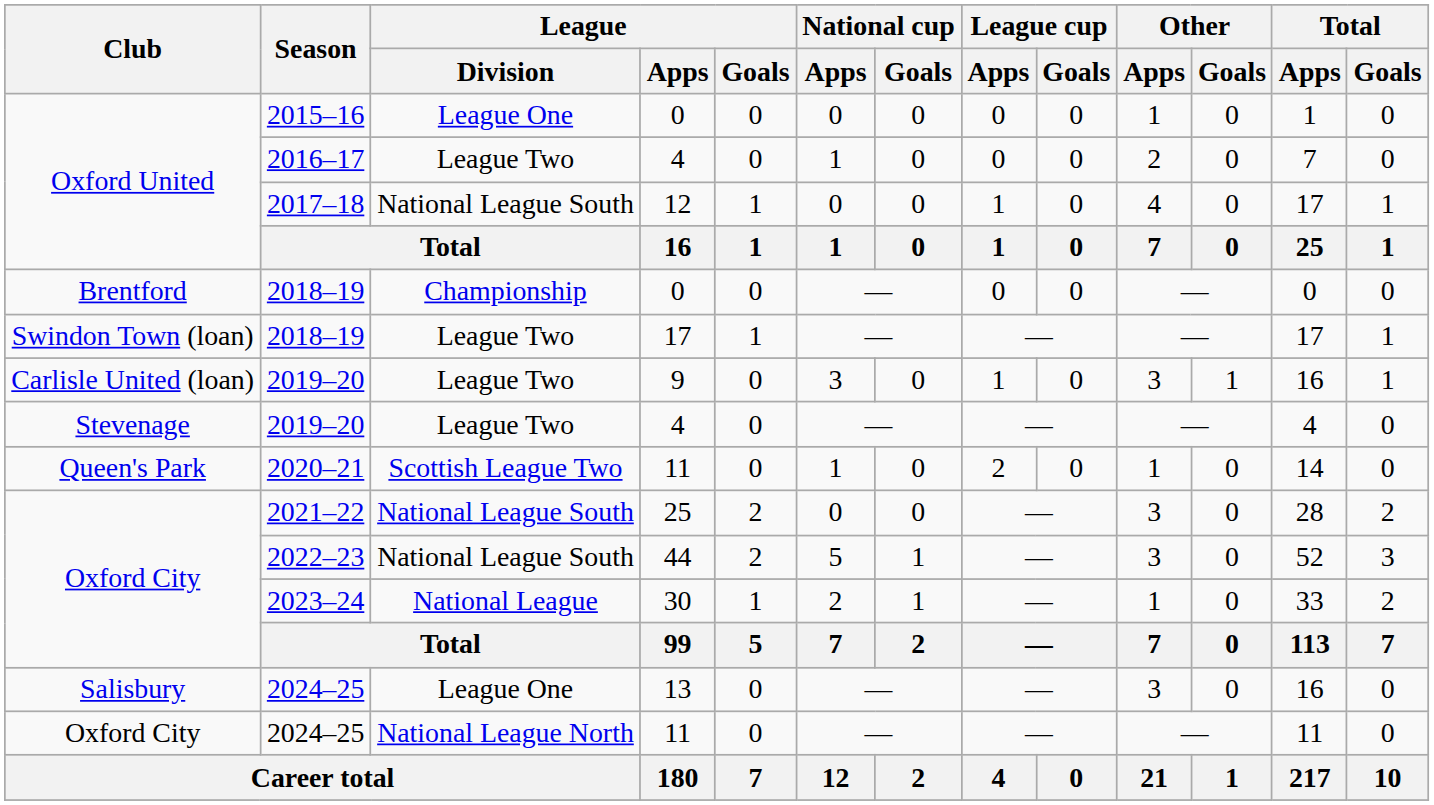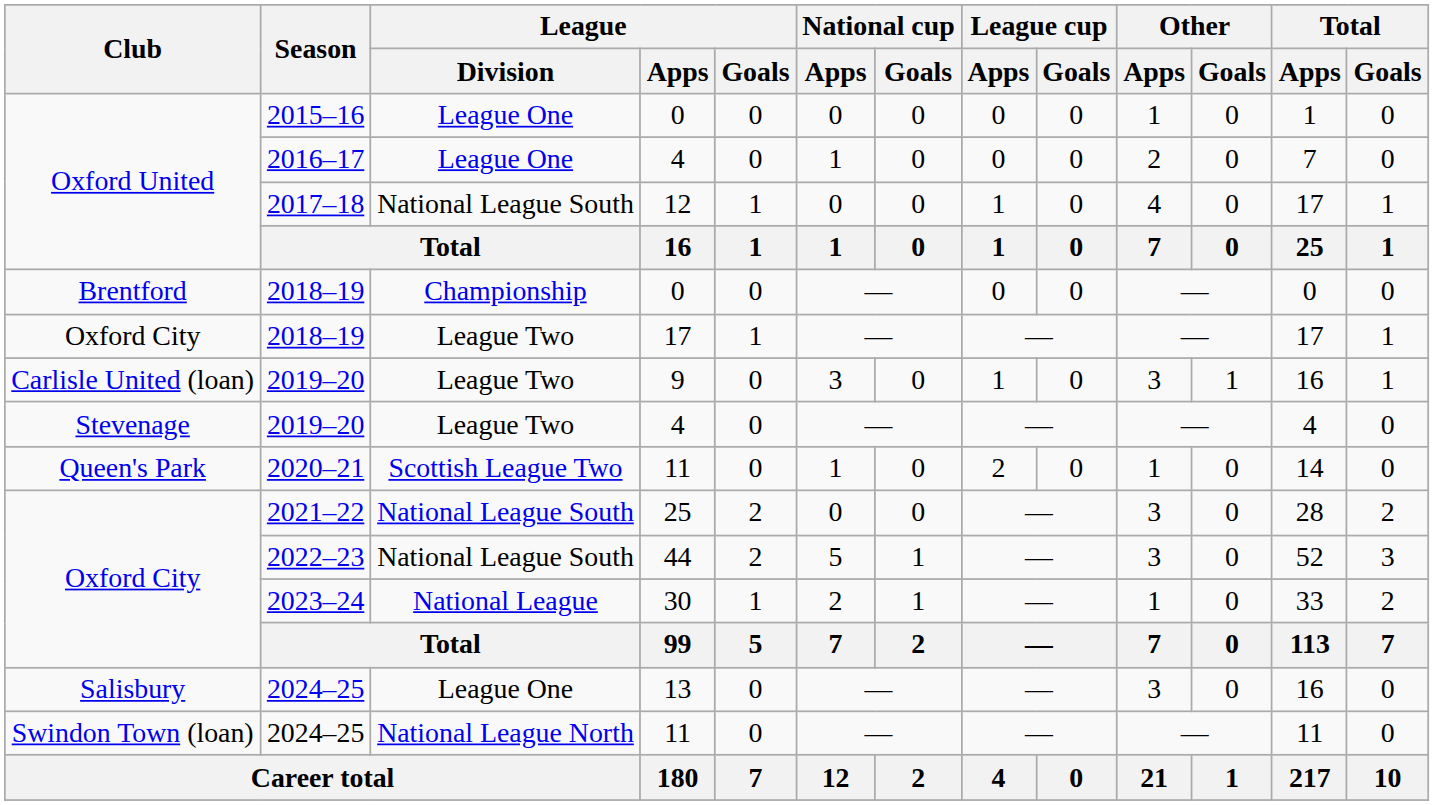(505, 159) League Two -> (505, 159) League One
(133, 335) Swindon Town (loan) -> (133, 335) Oxford City
(133, 733) Oxford City -> (133, 733) Swindon Town (loan)
